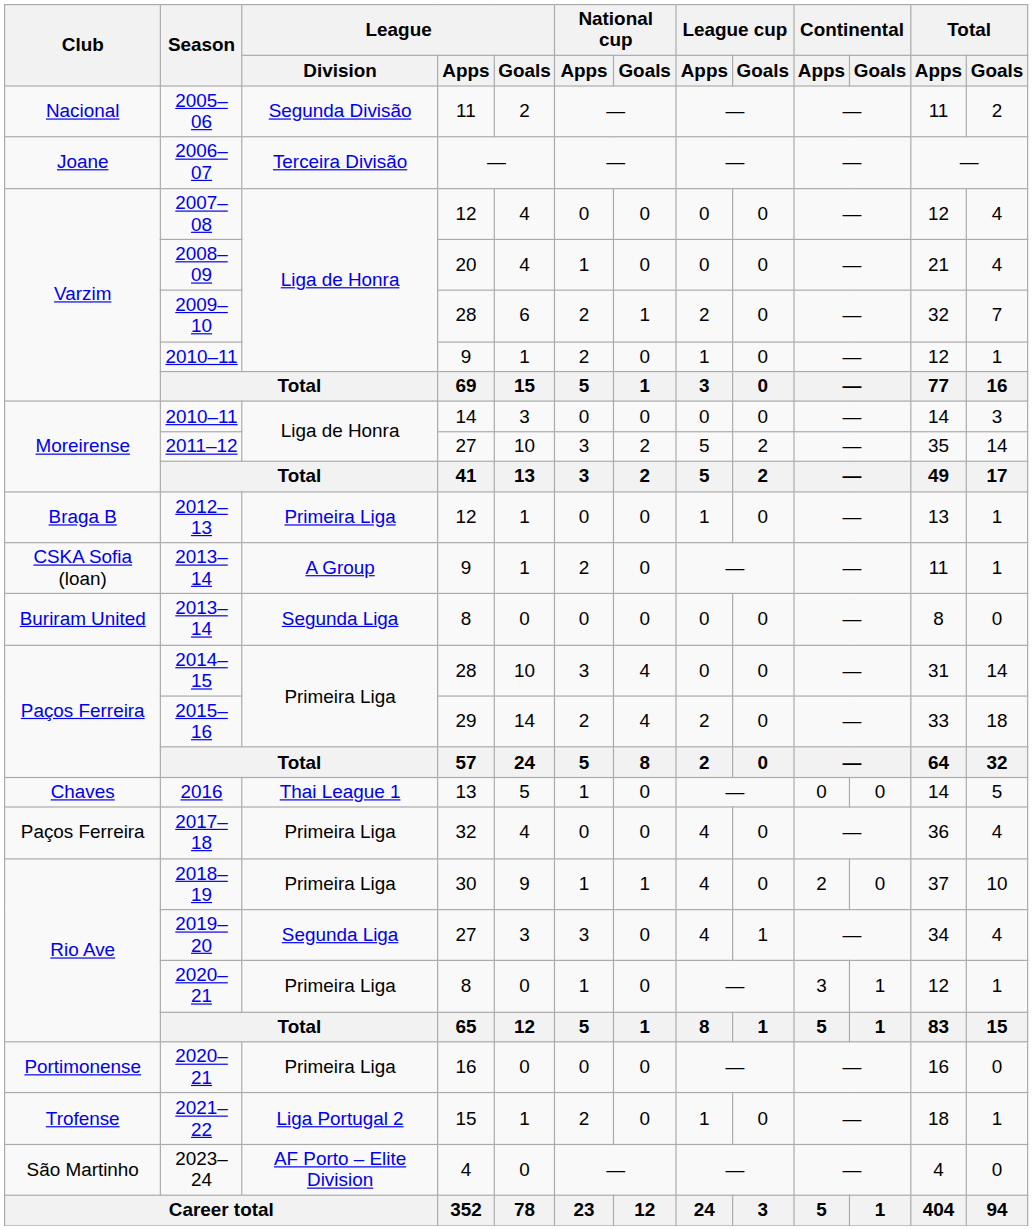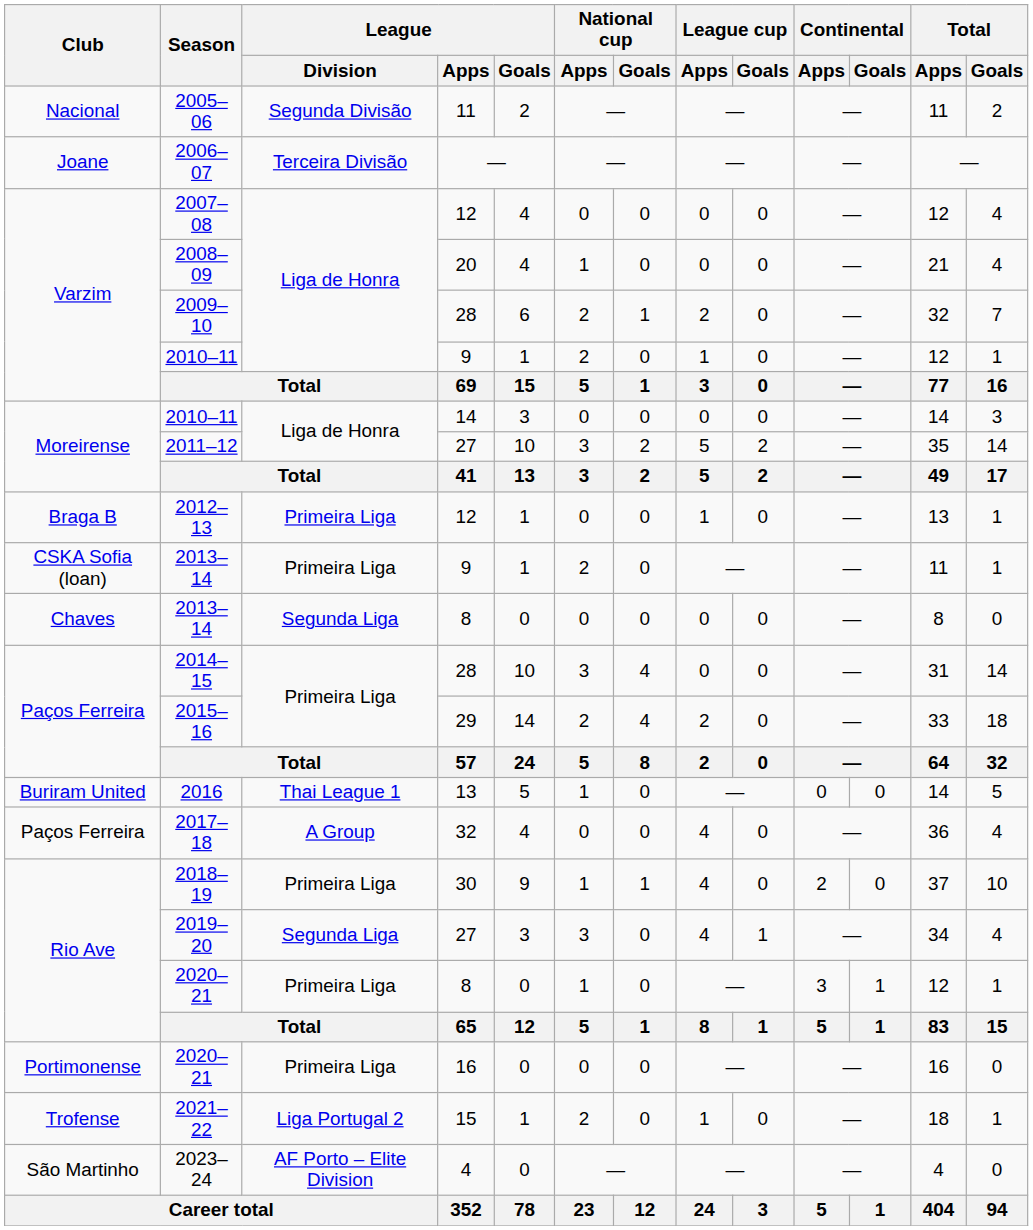(340, 568) A Group -> (340, 568) Primeira Liga
(83, 619) Buriram United -> (83, 619) Chaves
(83, 792) Chaves -> (83, 792) Buriram United
(340, 832) Primeira Liga -> (340, 832) A Group
